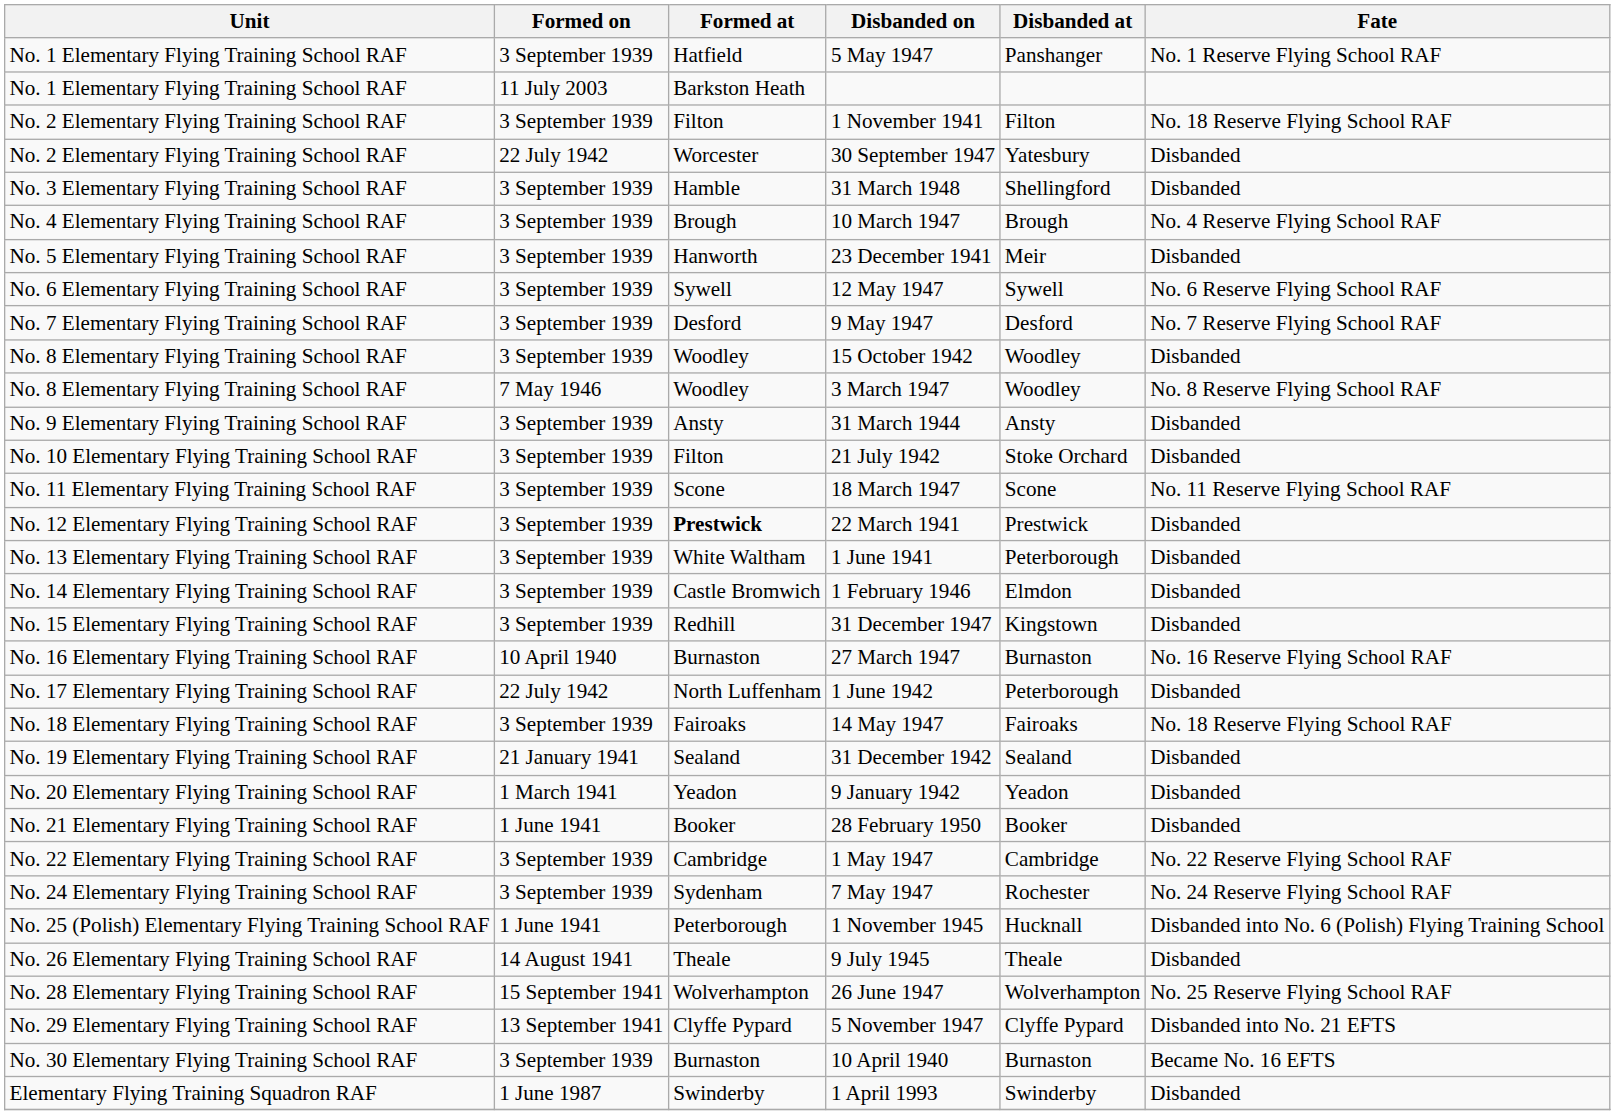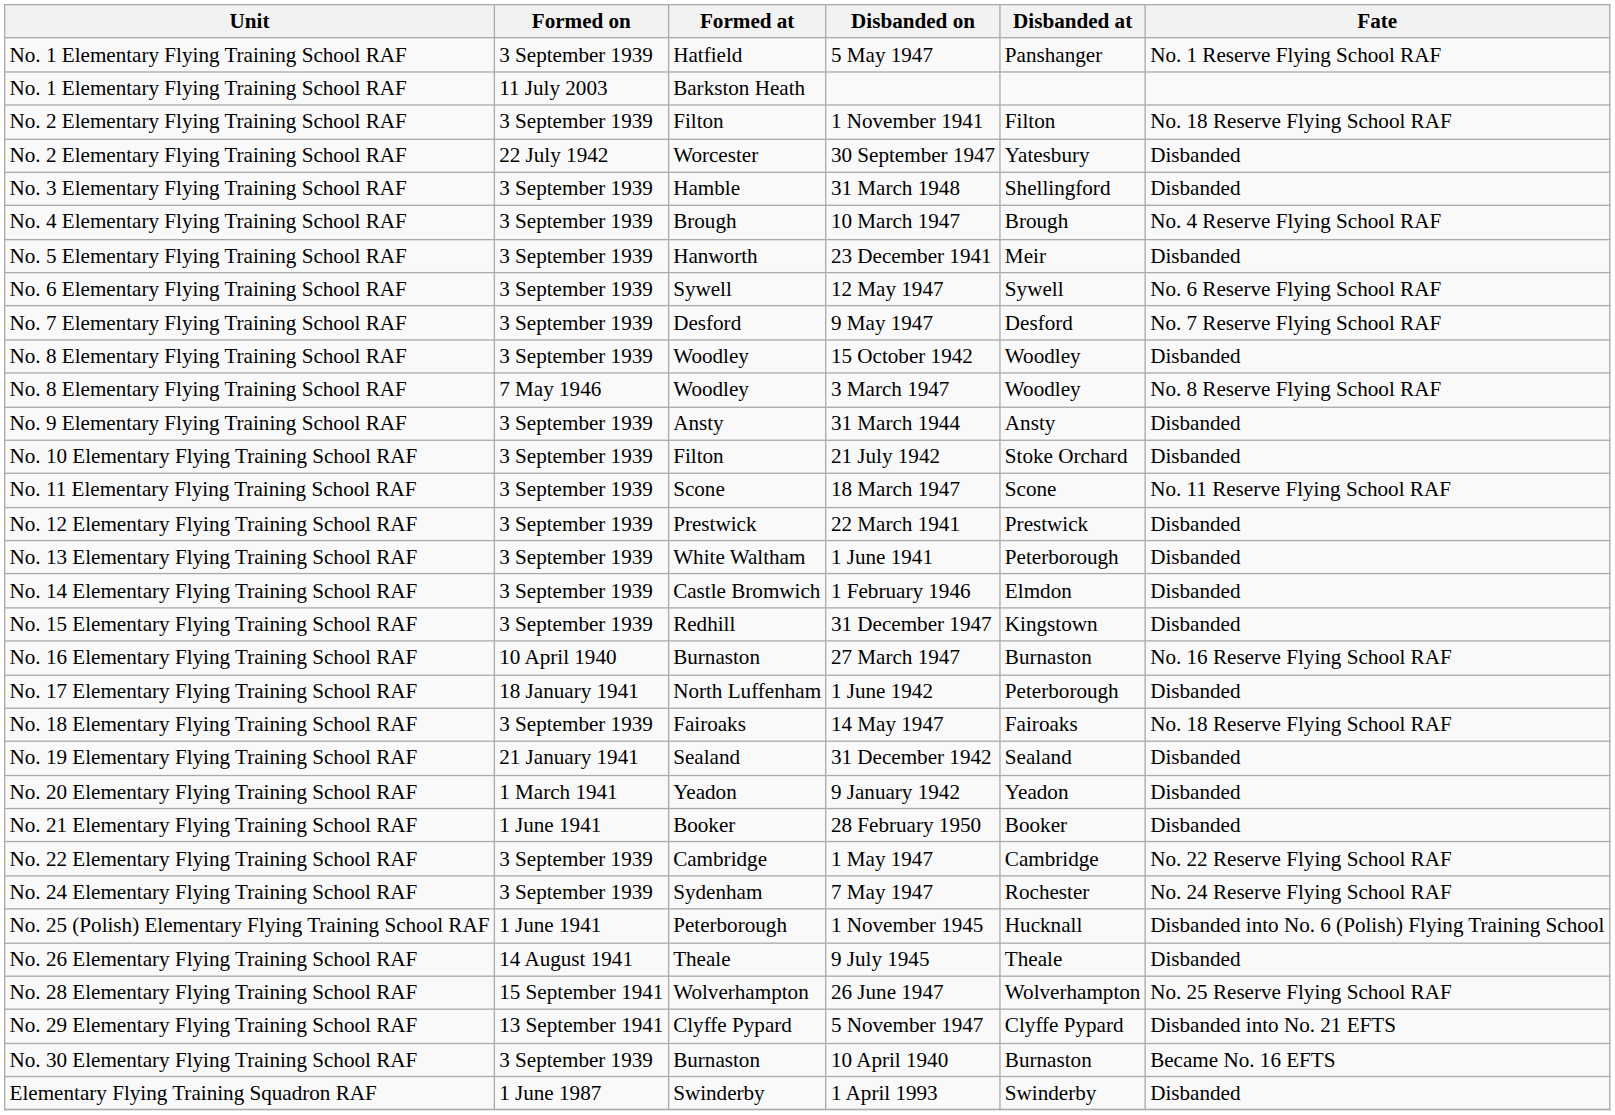(718, 523) bold -> (715, 523) normal
(554, 691) 22 July 1942 -> (569, 691) 18 January 1941
